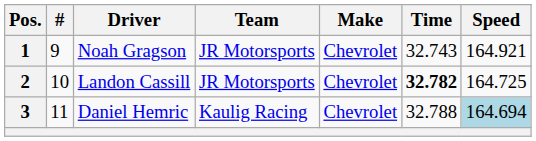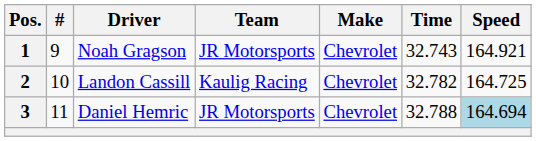(257, 81) JR Motorsports -> (253, 81) Kaulig Racing
(431, 81) bold -> (431, 81) normal
(253, 112) Kaulig Racing -> (257, 112) JR Motorsports
